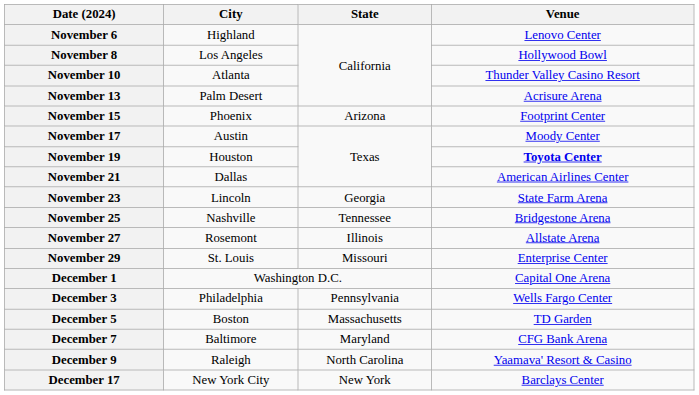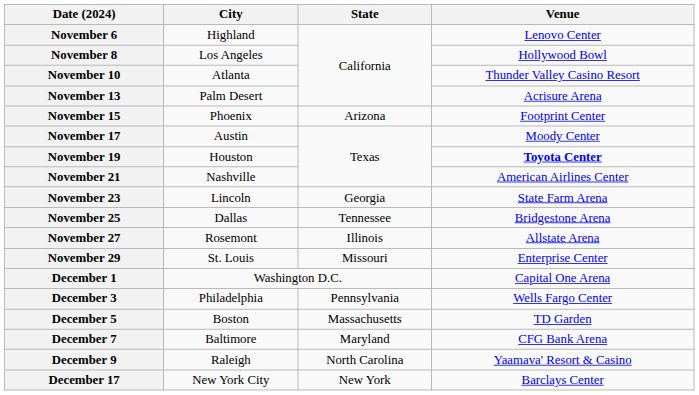(231, 177) Dallas -> (231, 177) Nashville
(231, 217) Nashville -> (231, 217) Dallas
